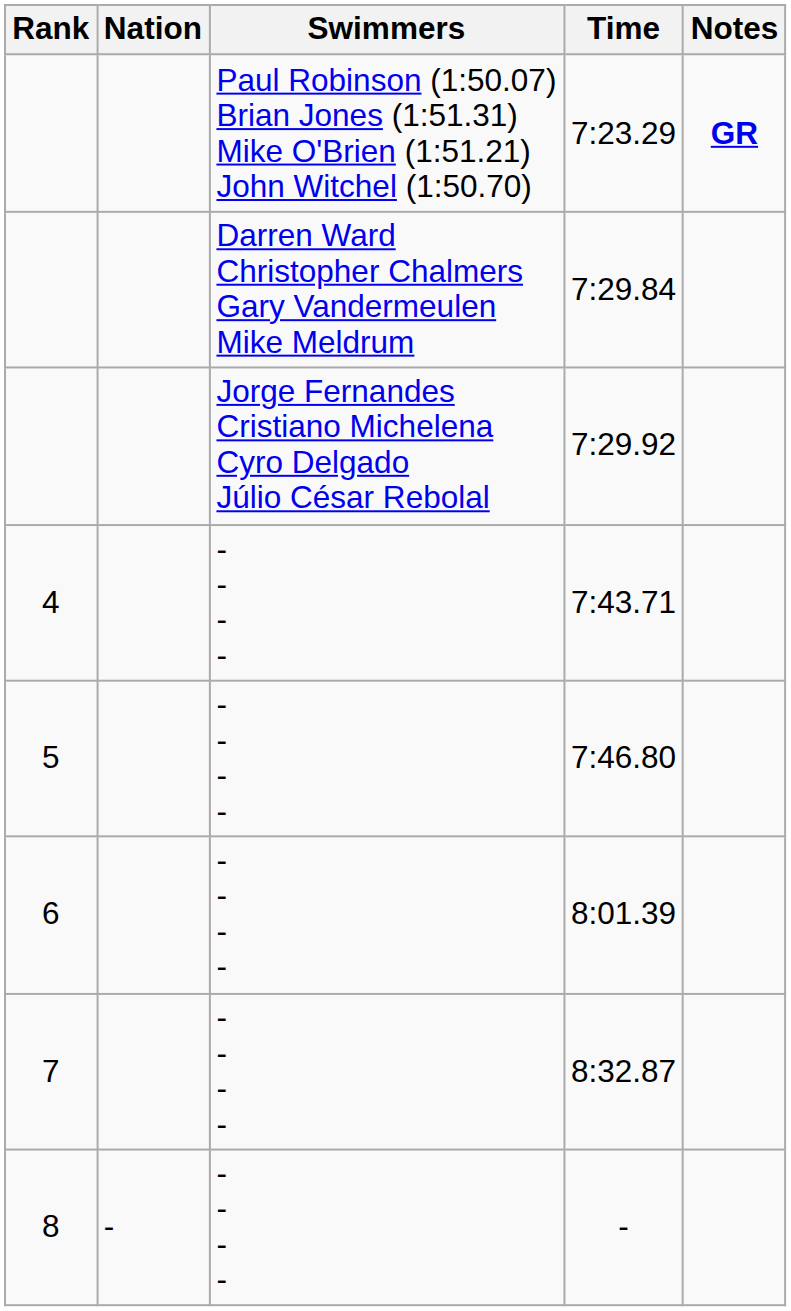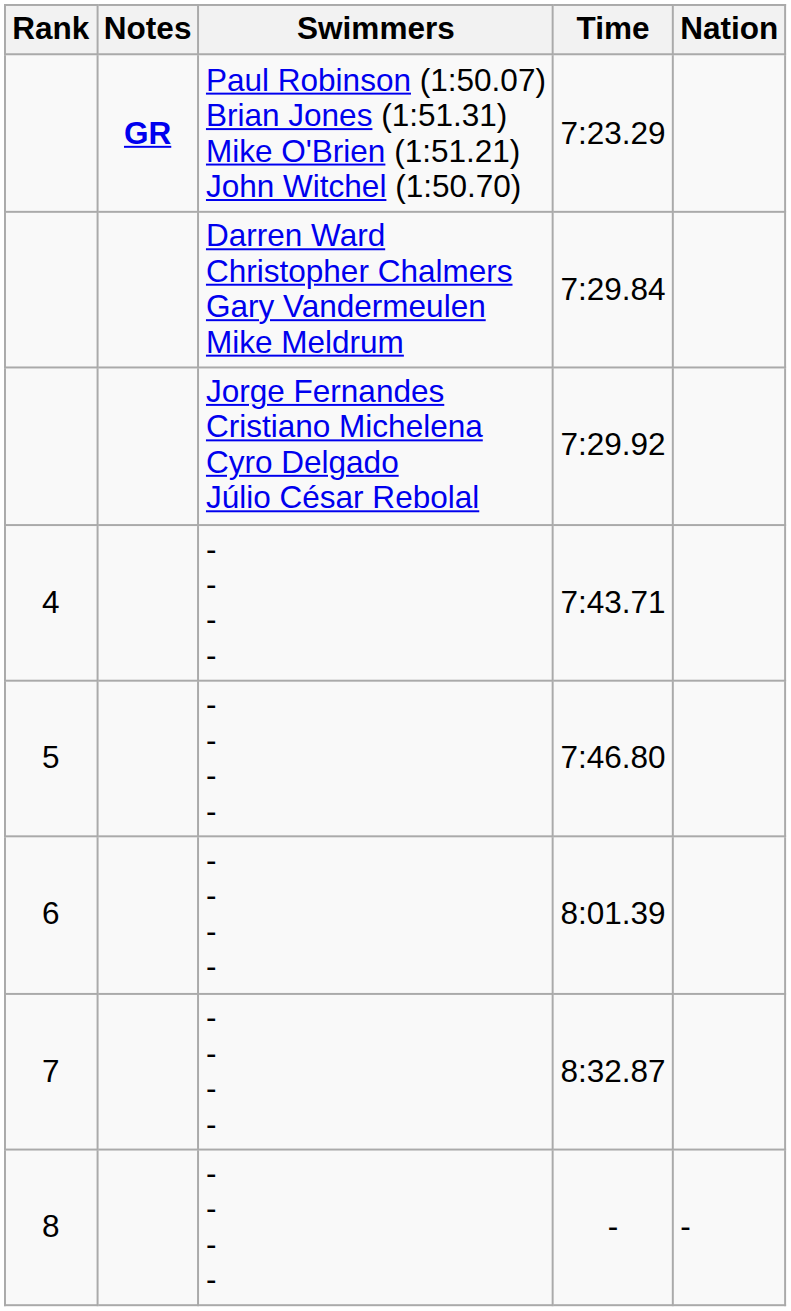columns swapped: (153, 29) <-> (734, 29)
